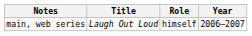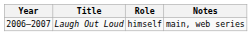columns swapped: (223, 11) <-> (46, 11)
